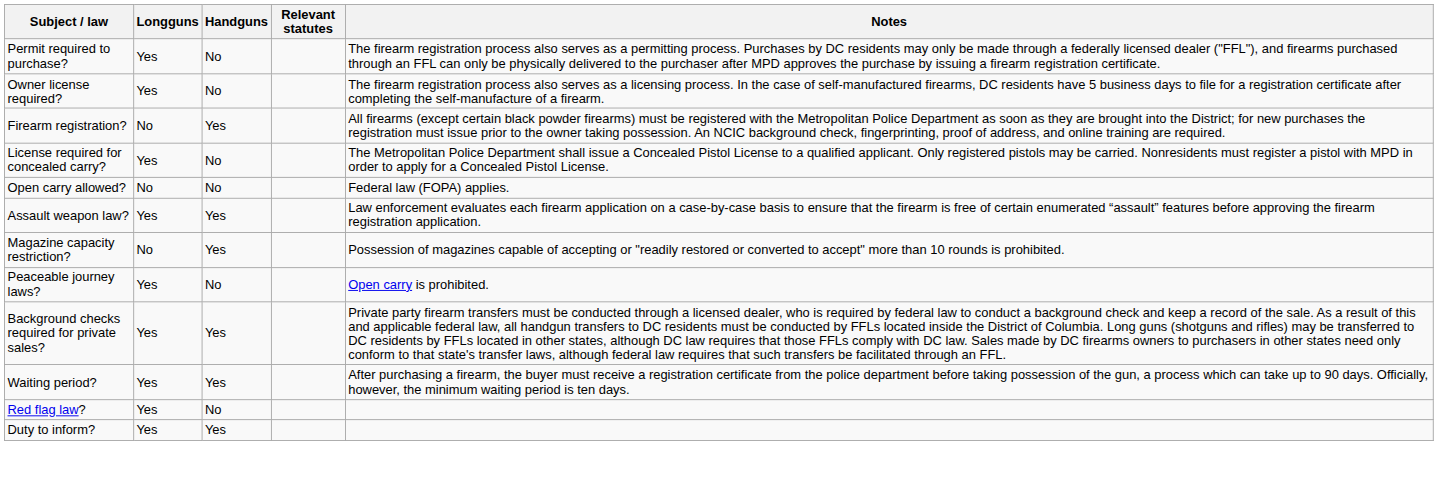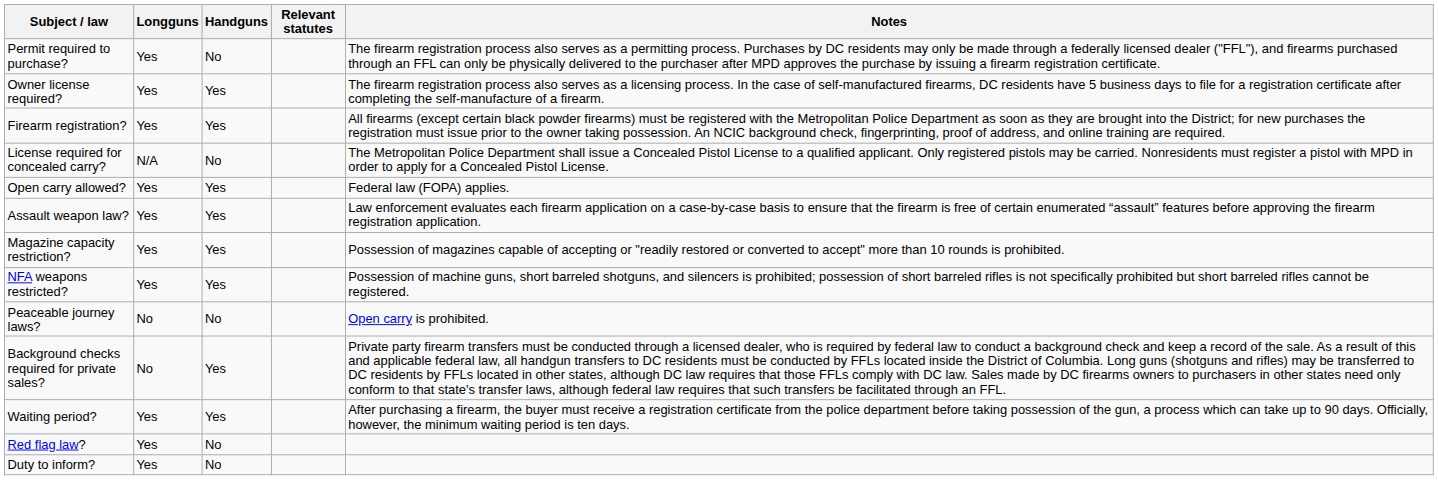(213, 91) No -> (215, 91) Yes
(145, 125) No -> (147, 125) Yes
(147, 160) Yes -> (147, 160) N/A
(145, 187) No -> (147, 187) Yes
(213, 187) No -> (215, 187) Yes
(145, 249) No -> (147, 249) Yes
+ row: (47, 284)
(147, 284) Yes -> (145, 319) No
(147, 333) Yes -> (145, 368) No
(215, 430) Yes -> (213, 464) No
